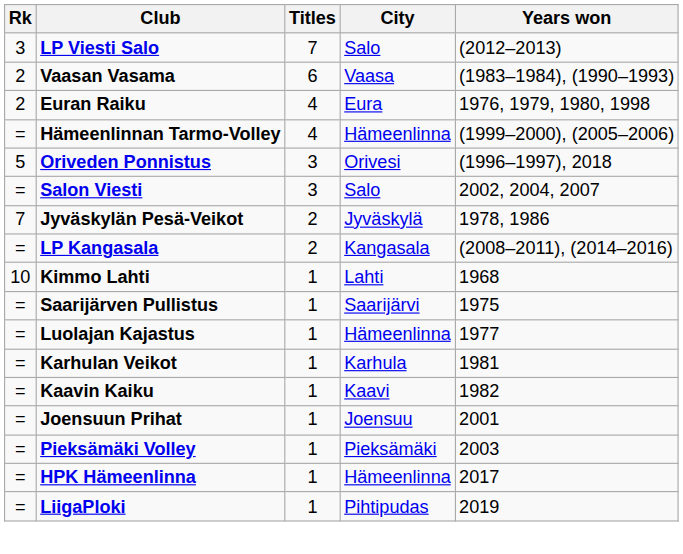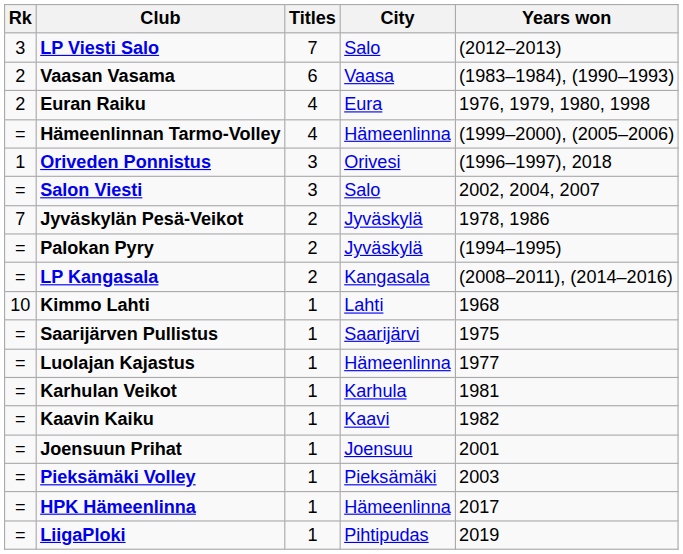(20, 162) 5 -> (20, 162) 1
+ row: (97, 248)
